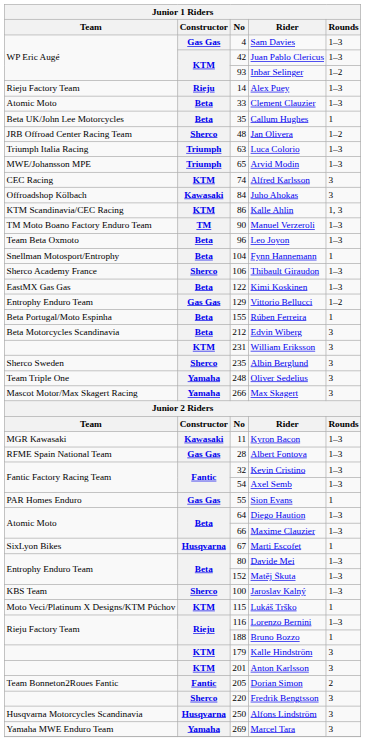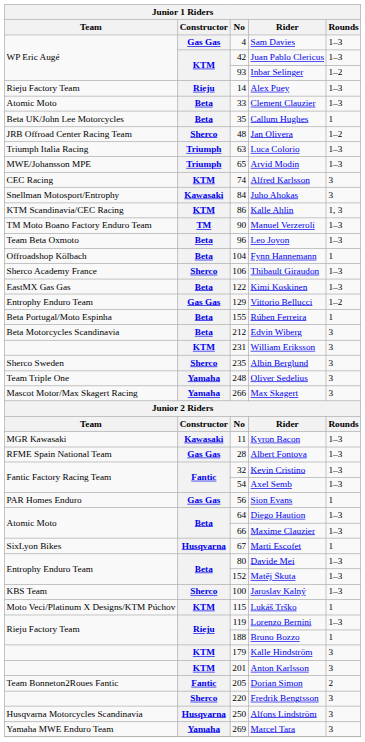(47, 194) Offroadshop Kölbach -> (63, 194) Snellman Motosport/Entrophy
(63, 255) Snellman Motosport/Entrophy -> (47, 255) Offroadshop Kölbach
(242, 499) 55 -> (242, 499) 56
(239, 622) 116 -> (239, 622) 119
